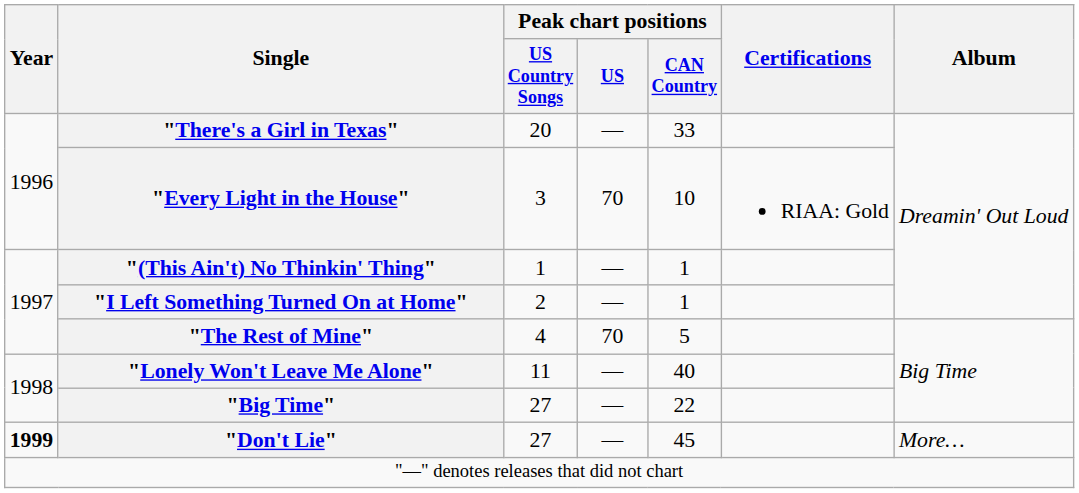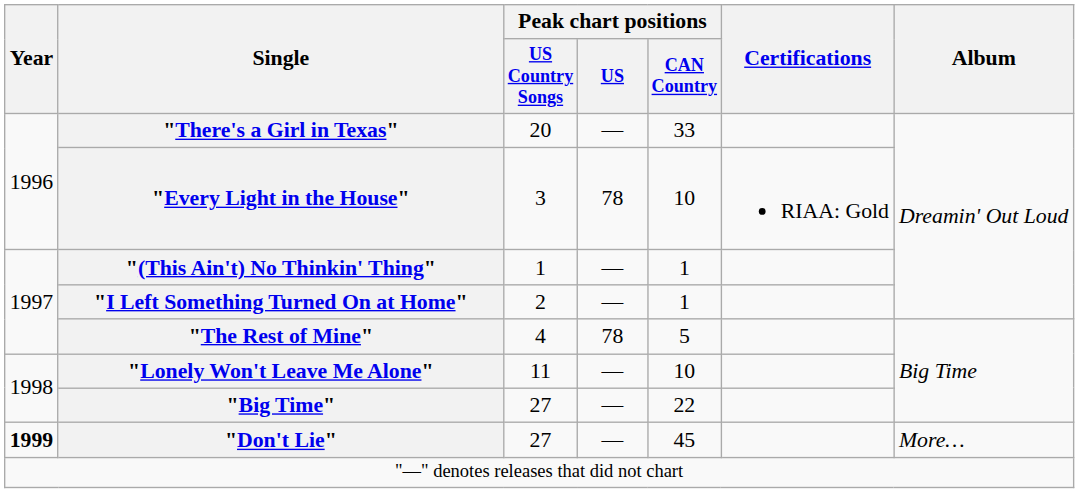(612, 198) 70 -> (612, 198) 78
(612, 336) 70 -> (612, 336) 78
(684, 370) 40 -> (684, 370) 10
